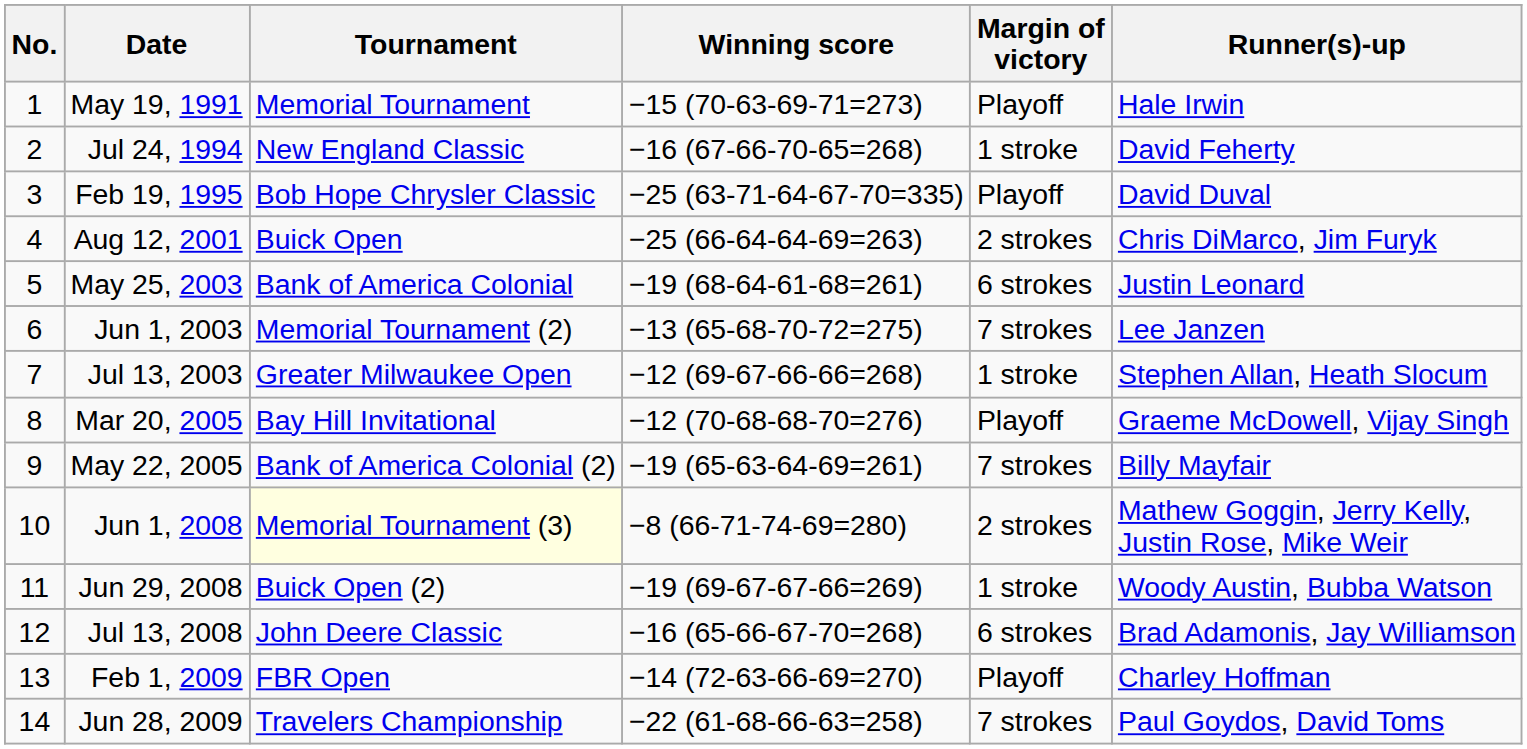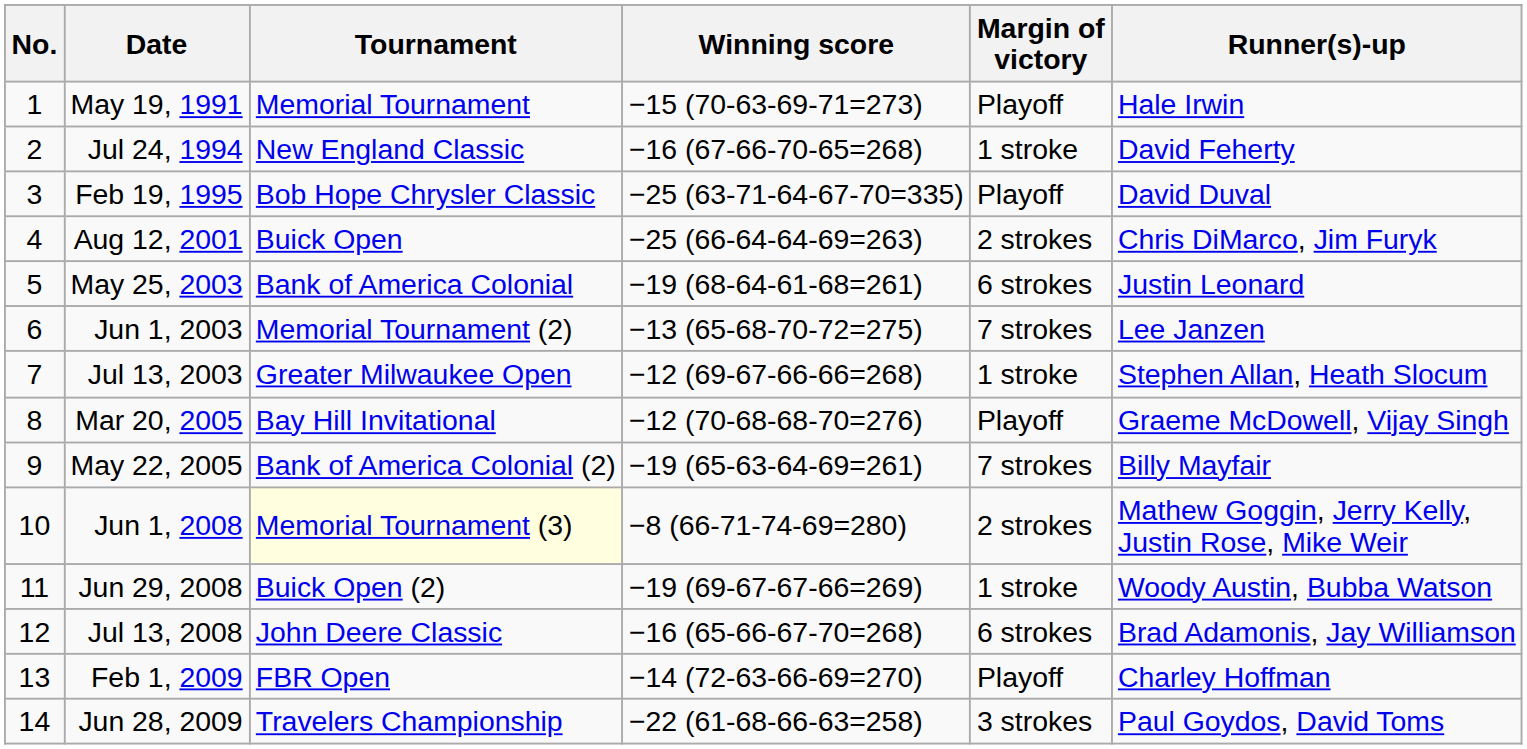(1035, 721) 7 strokes -> (1035, 721) 3 strokes
